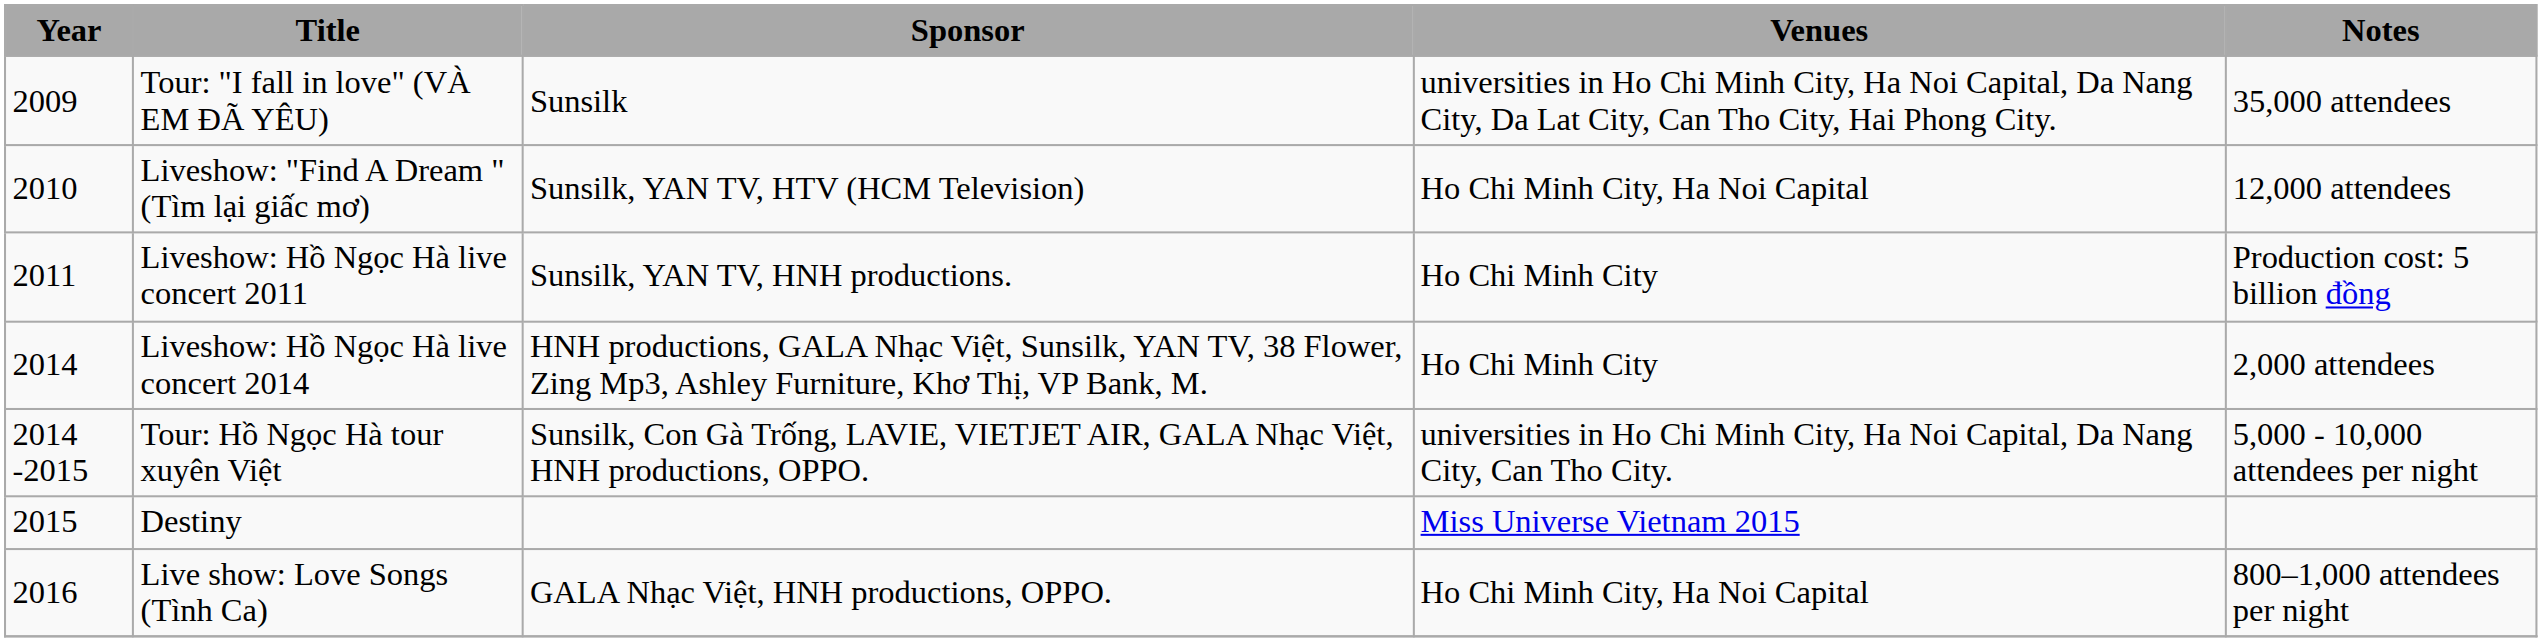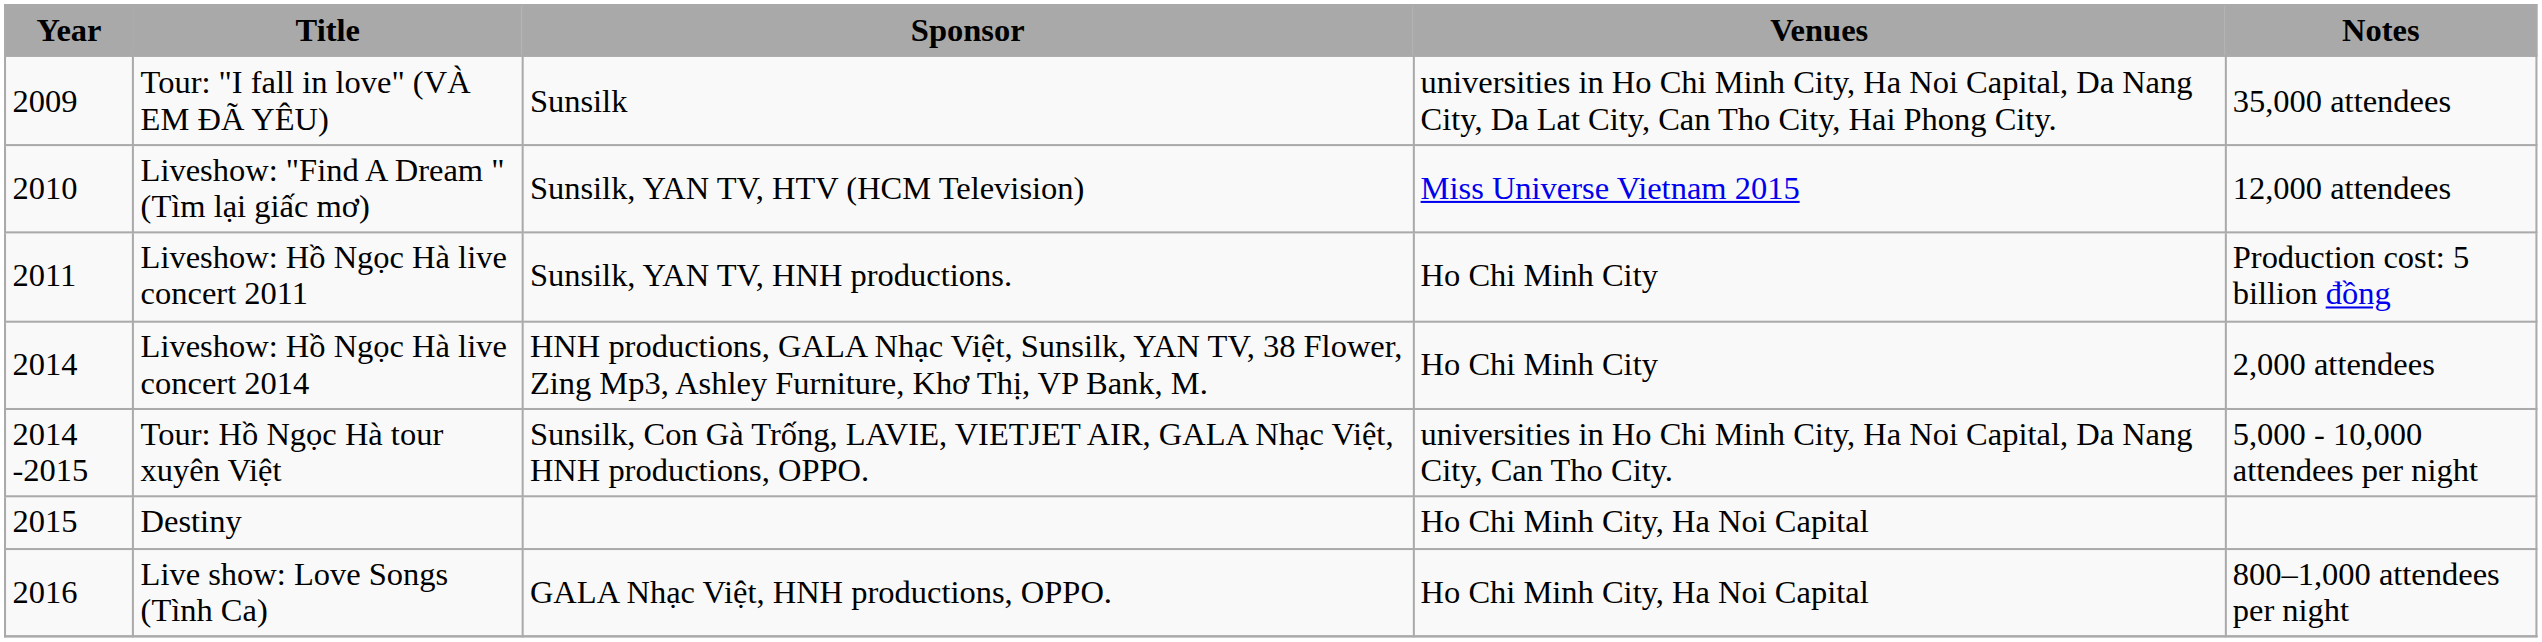(1645, 188) Ho Chi Minh City, Ha Noi Capital -> (1610, 188) Miss Universe Vietnam 2015
(1610, 522) Miss Universe Vietnam 2015 -> (1645, 522) Ho Chi Minh City, Ha Noi Capital
